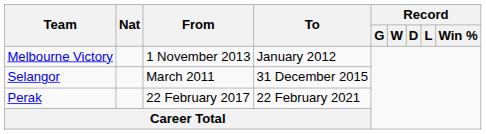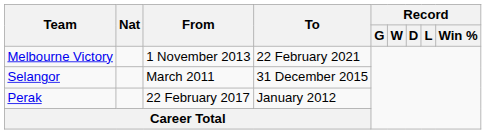(296, 56) January 2012 -> (308, 56) 22 February 2021
(308, 98) 22 February 2021 -> (296, 98) January 2012
